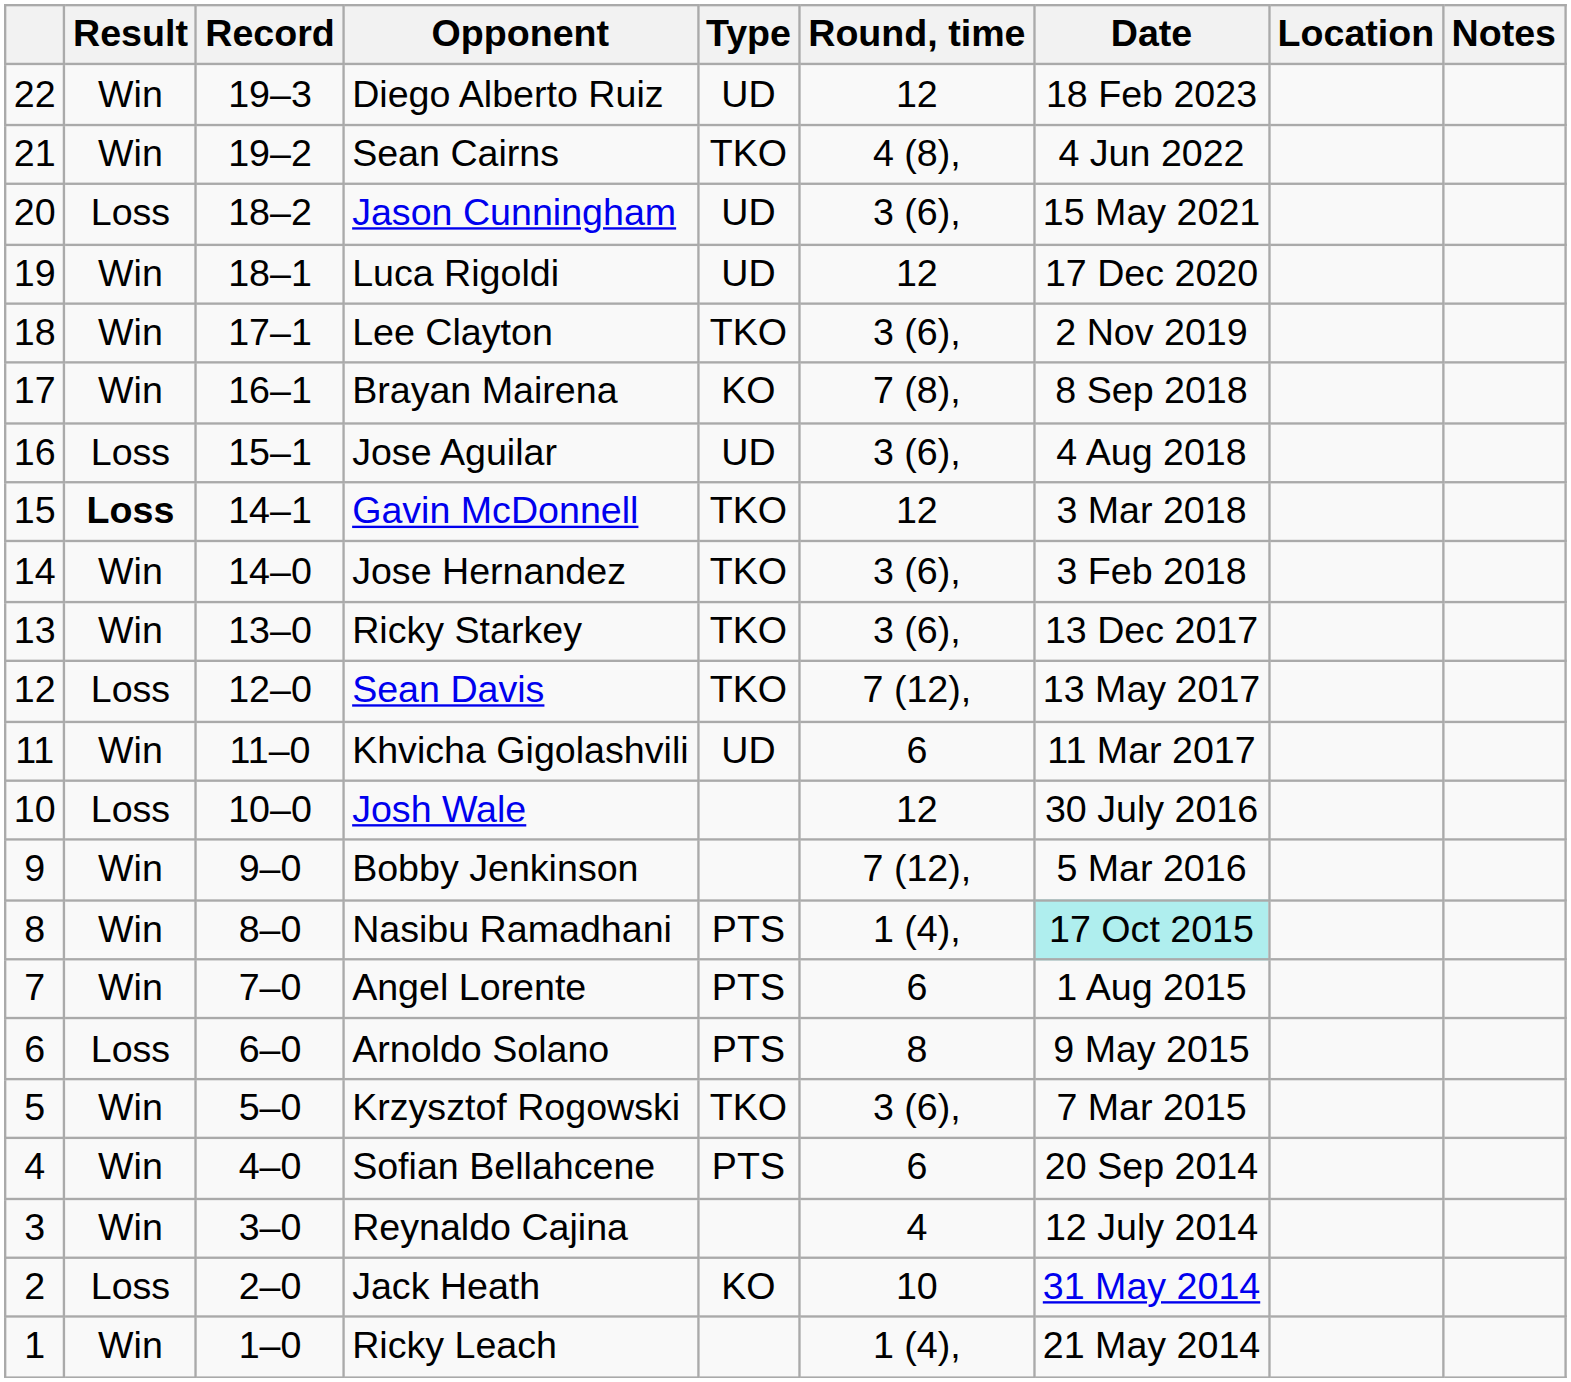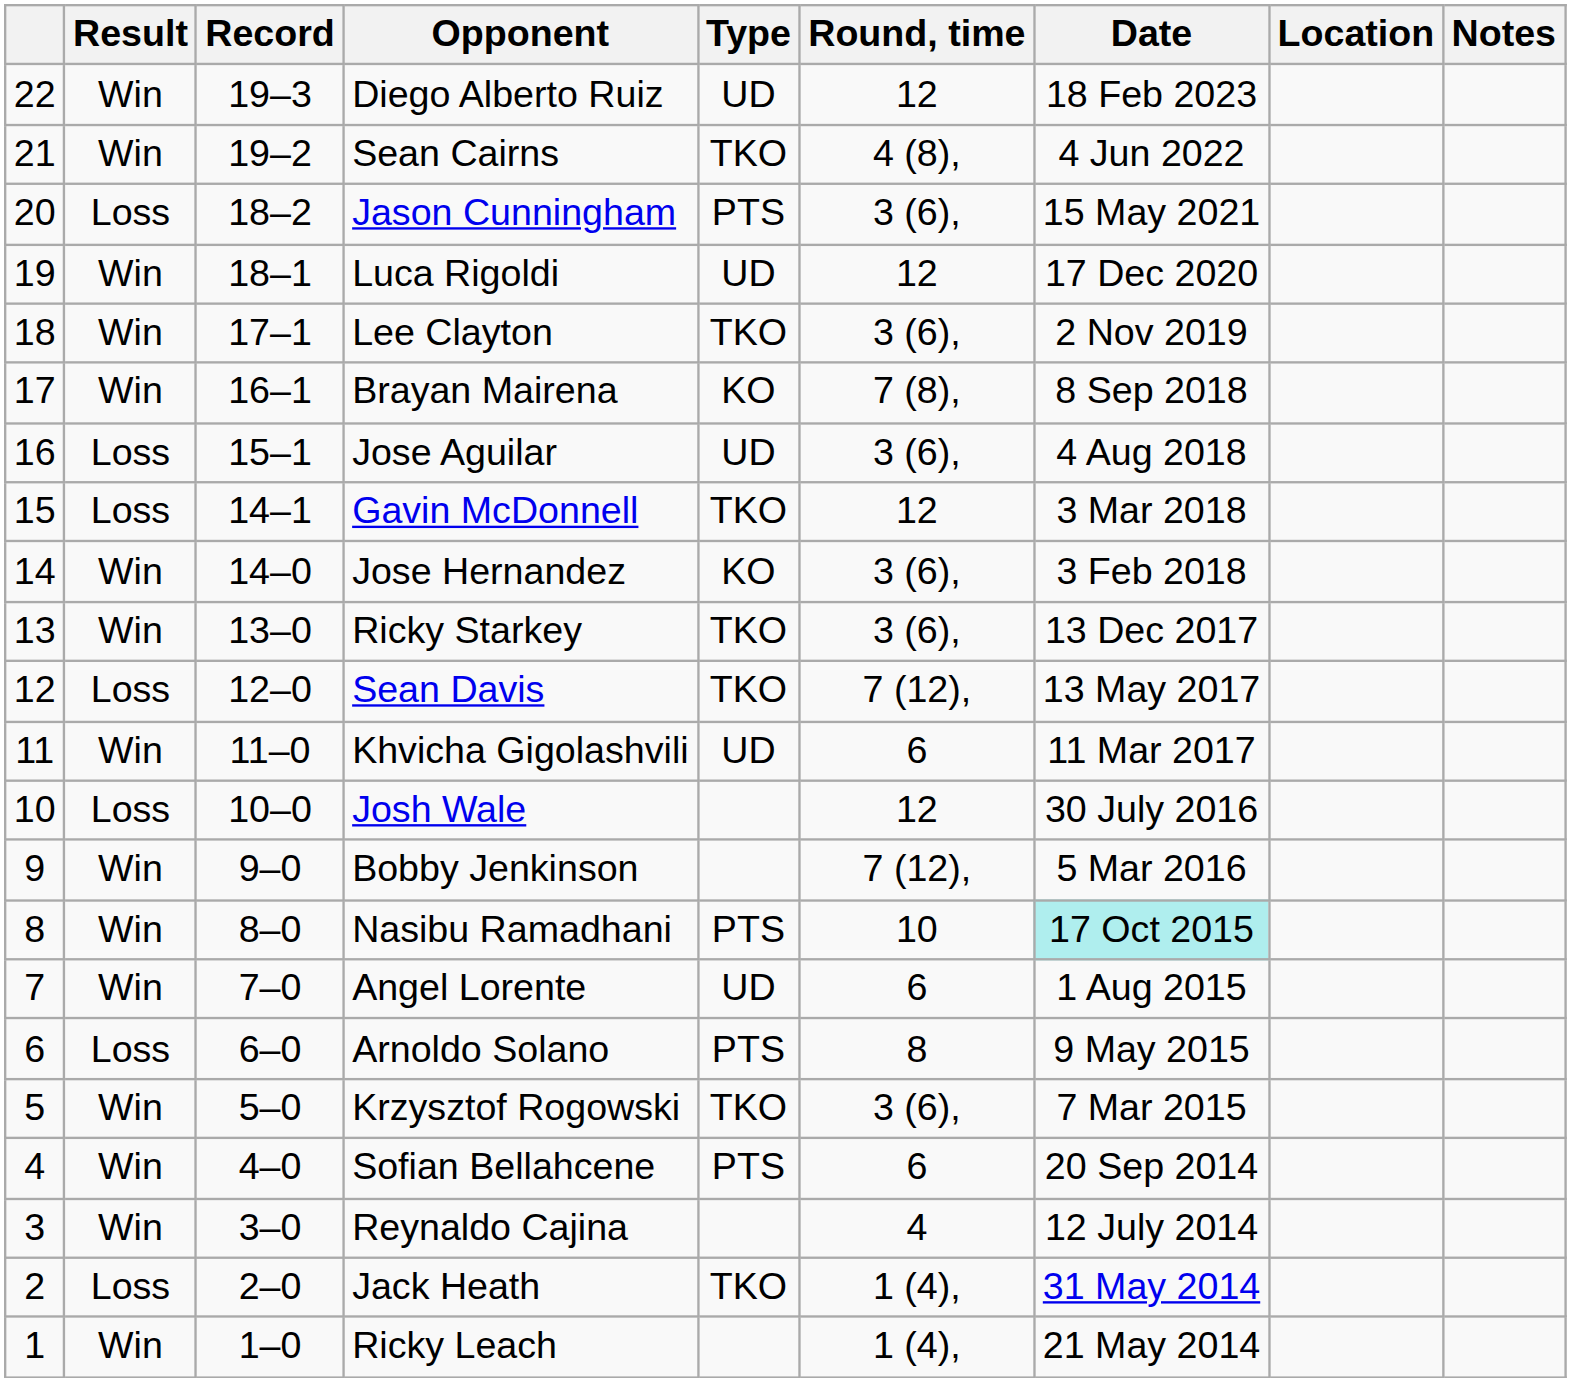(748, 213) UD -> (748, 213) PTS
(130, 511) bold -> (130, 511) normal
(748, 570) TKO -> (748, 570) KO
(917, 928) 1 (4), -> (917, 928) 10
(748, 988) PTS -> (748, 988) UD
(748, 1286) KO -> (748, 1286) TKO
(917, 1286) 10 -> (917, 1286) 1 (4),
